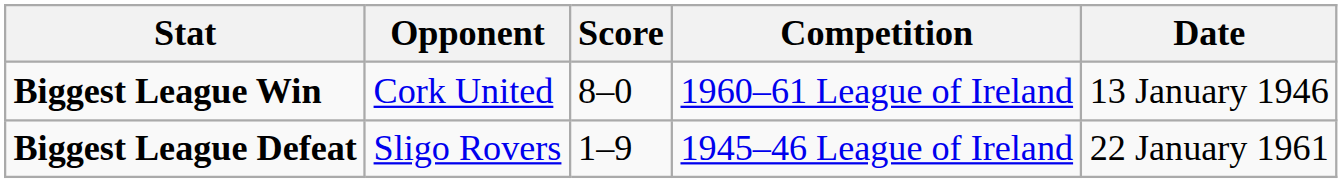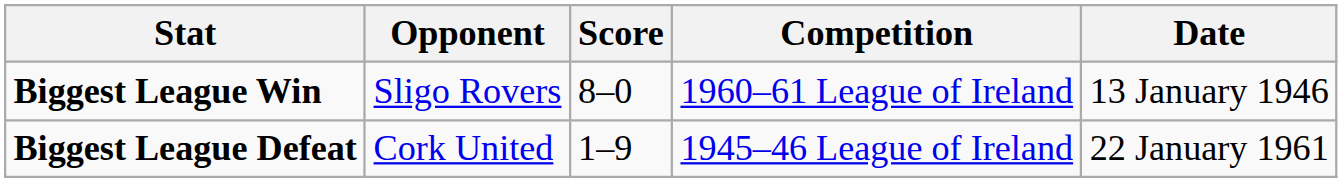(463, 90) Cork United -> (468, 90) Sligo Rovers
(468, 147) Sligo Rovers -> (463, 147) Cork United
